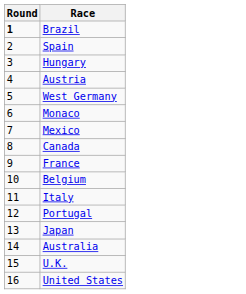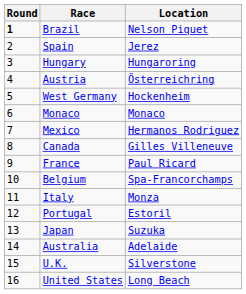+ column: (184, 13)
